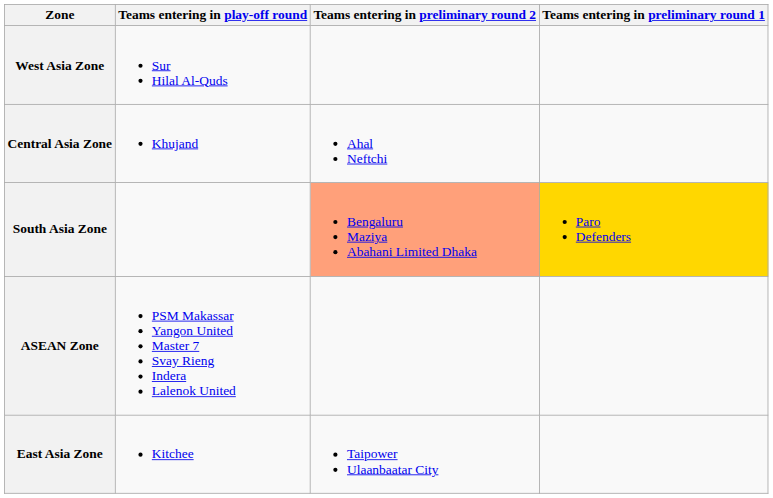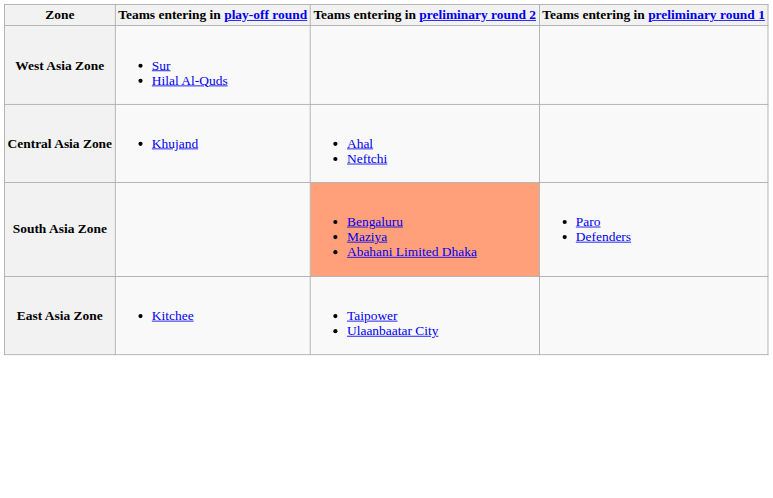(654, 229) gold background -> (654, 229) no background
- row: (60, 345)
